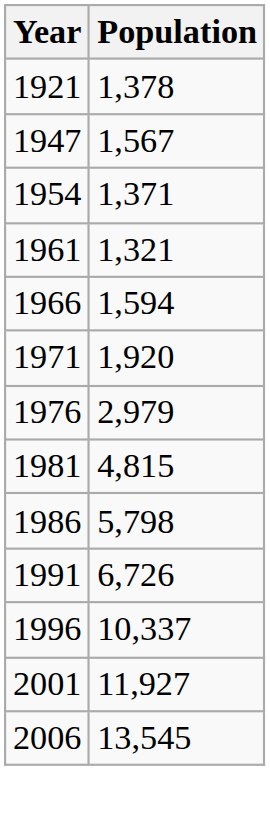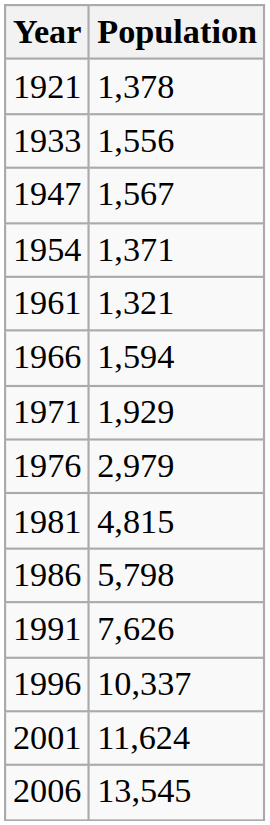+ row: (47, 140)
(136, 357) 1,920 -> (136, 411) 1,929
(136, 574) 6,726 -> (136, 628) 7,626
(144, 683) 11,927 -> (144, 737) 11,624
